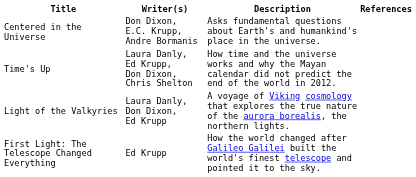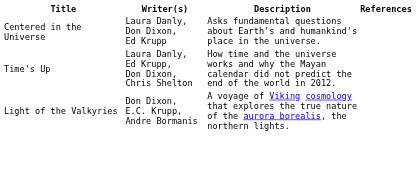(162, 31) Don Dixon, E.C. Krupp, Andre Bormanis -> (156, 31) Laura Danly, Don Dixon, Ed Krupp
(156, 111) Laura Danly, Don Dixon, Ed Krupp -> (162, 111) Don Dixon, E.C. Krupp, Andre Bormanis
- row: (48, 153)
